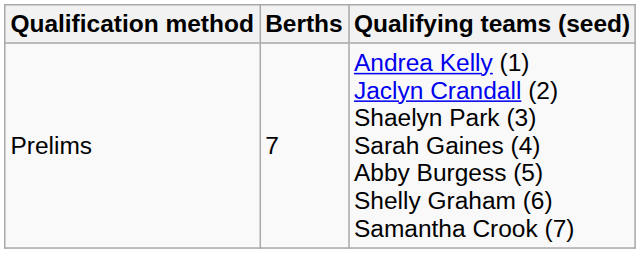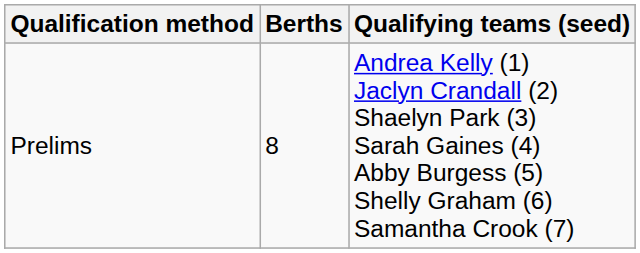(272, 145) 7 -> (272, 145) 8
